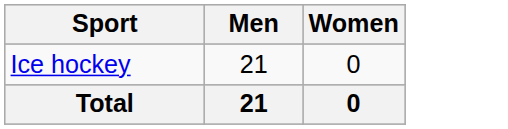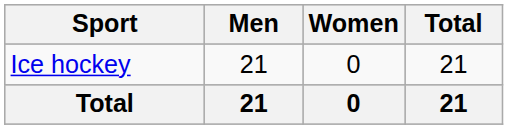+ column: (453, 24)
